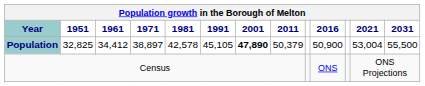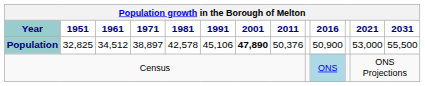(113, 45) 34,412 -> (113, 45) 34,512
(218, 45) 45,105 -> (218, 45) 45,106
(288, 45) 50,379 -> (288, 45) 50,376
(367, 45) 53,004 -> (367, 45) 53,000
(328, 68) no background -> (328, 68) lightblue background
